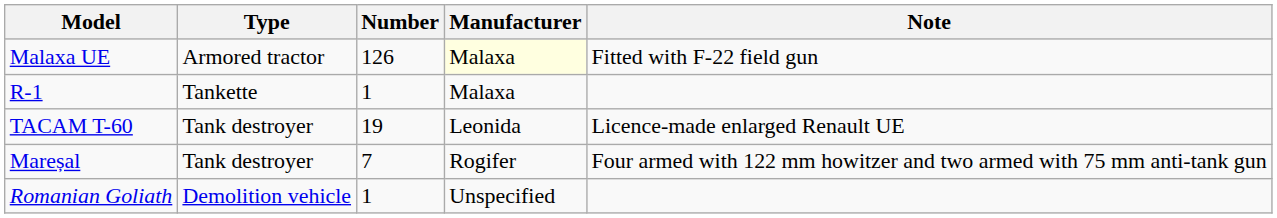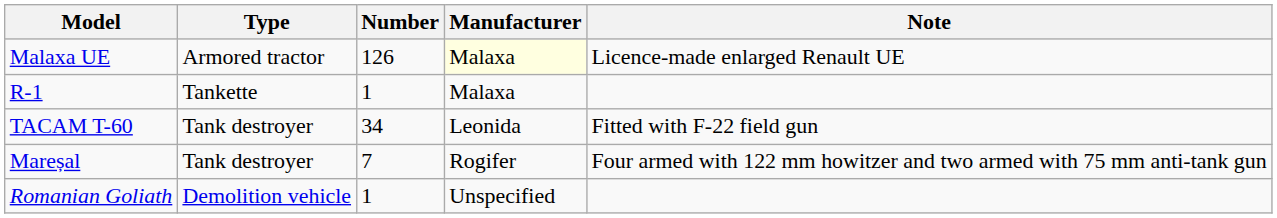(705, 56) Fitted with F-22 field gun -> (748, 56) Licence-made enlarged Renault UE
(372, 126) 19 -> (372, 126) 34
(748, 126) Licence-made enlarged Renault UE -> (705, 126) Fitted with F-22 field gun
